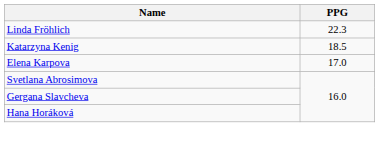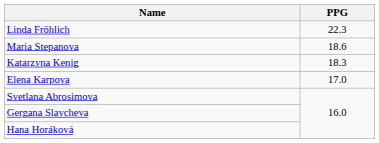+ row: (43, 46)
(337, 46) 18.5 -> (337, 63) 18.3
